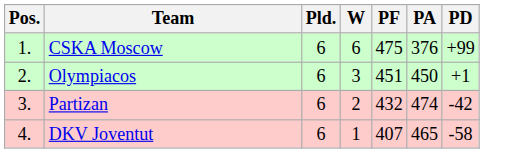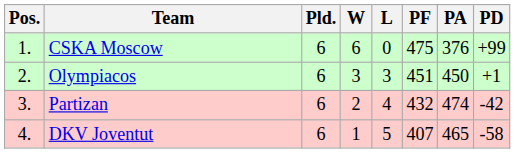+ column: (387, 18)
